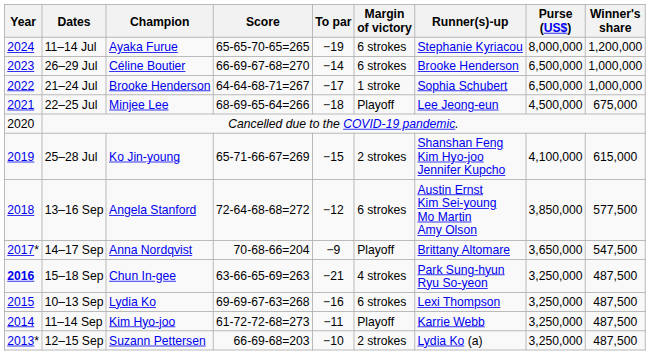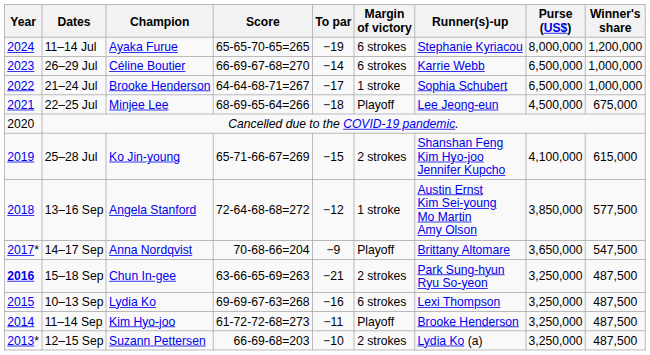(468, 66) Brooke Henderson -> (451, 66) Karrie Webb
(382, 210) 6 strokes -> (379, 210) 1 stroke
(382, 276) 4 strokes -> (382, 276) 2 strokes
(451, 321) Karrie Webb -> (468, 321) Brooke Henderson
